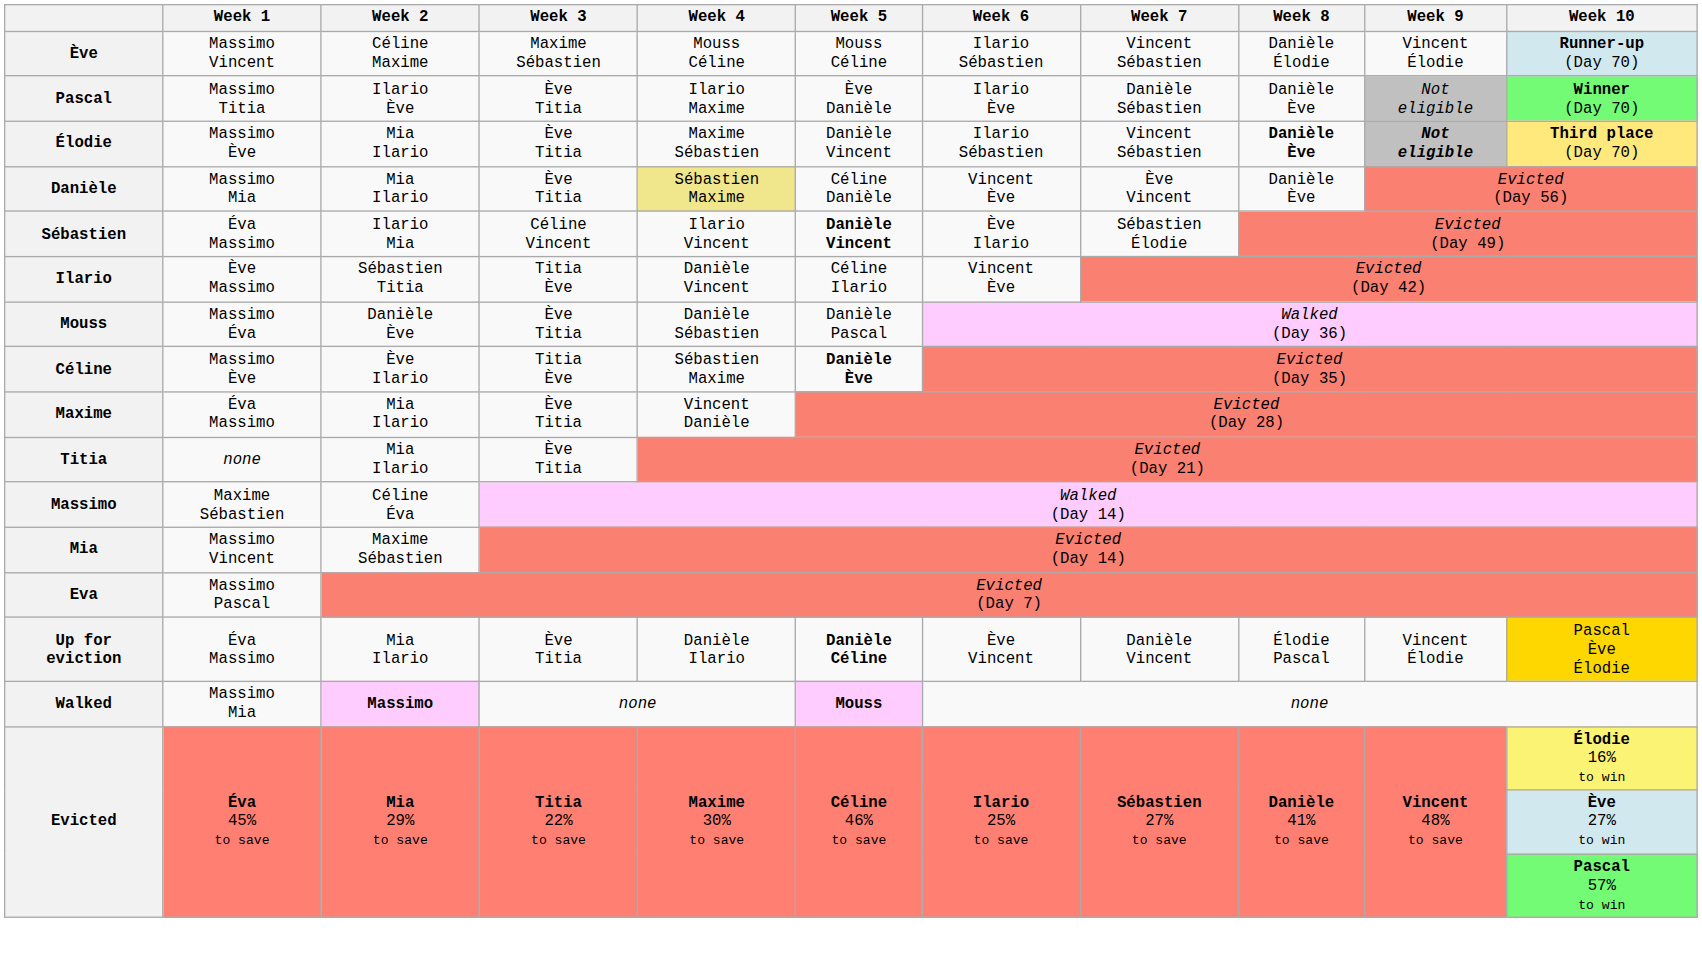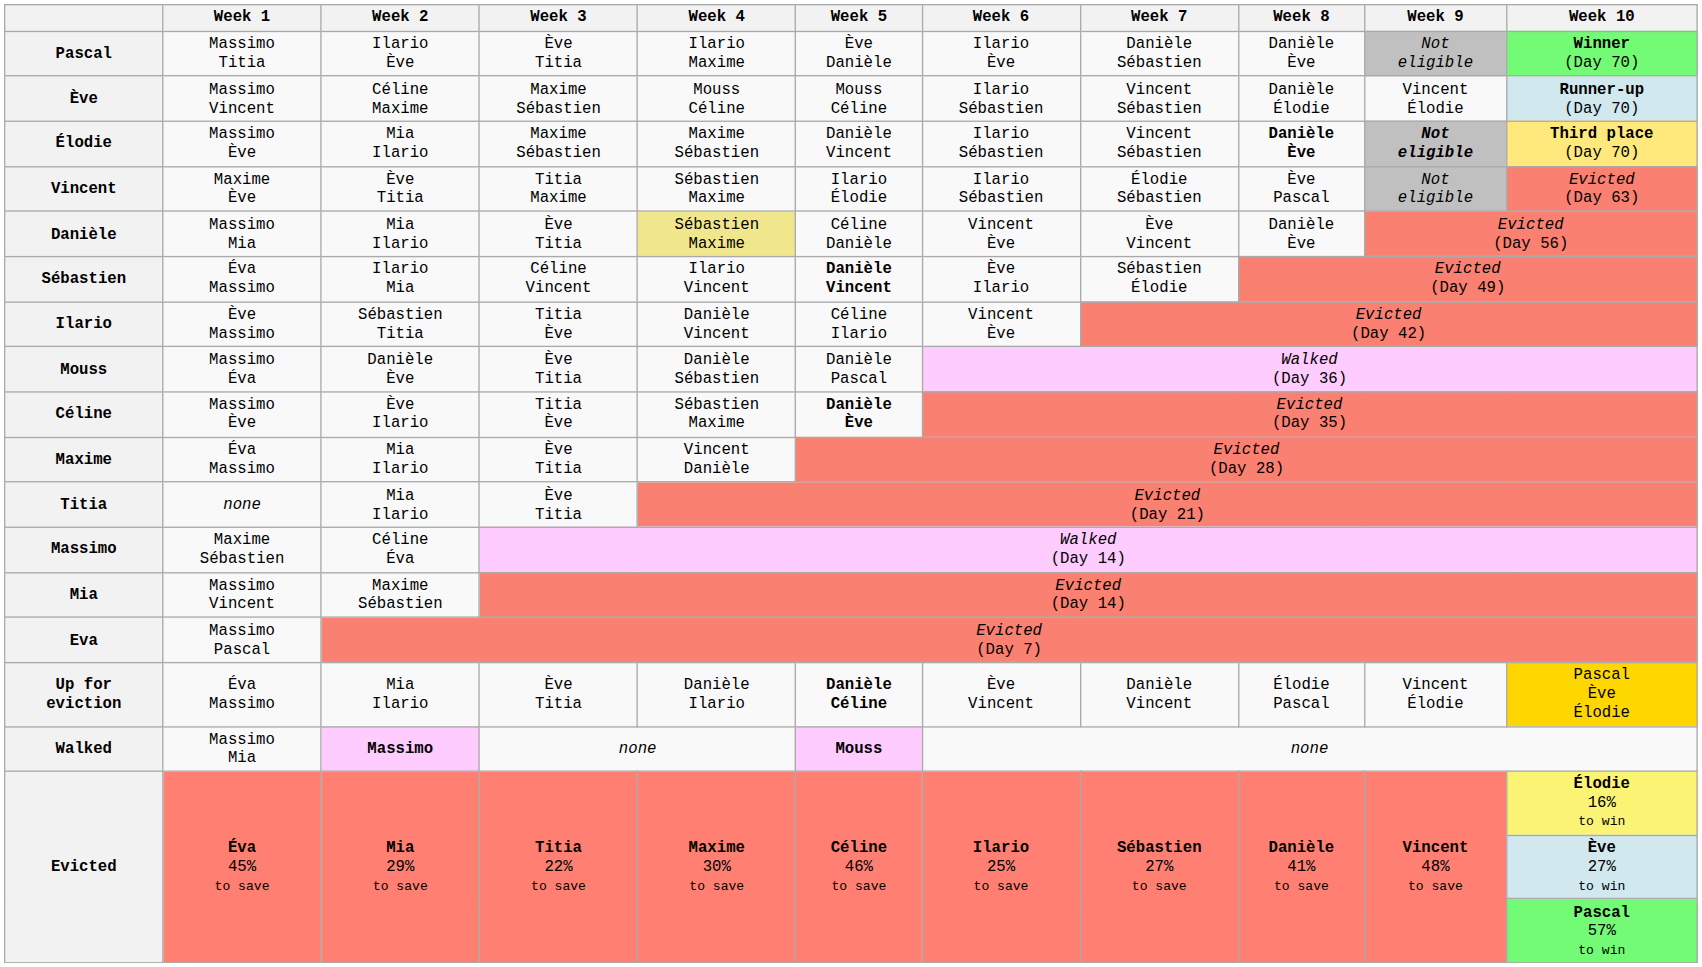rows swapped: (84, 98) <-> (84, 53)
(559, 143) Ève Titia -> (559, 143) Maxime Sébastien
+ row: (84, 189)
